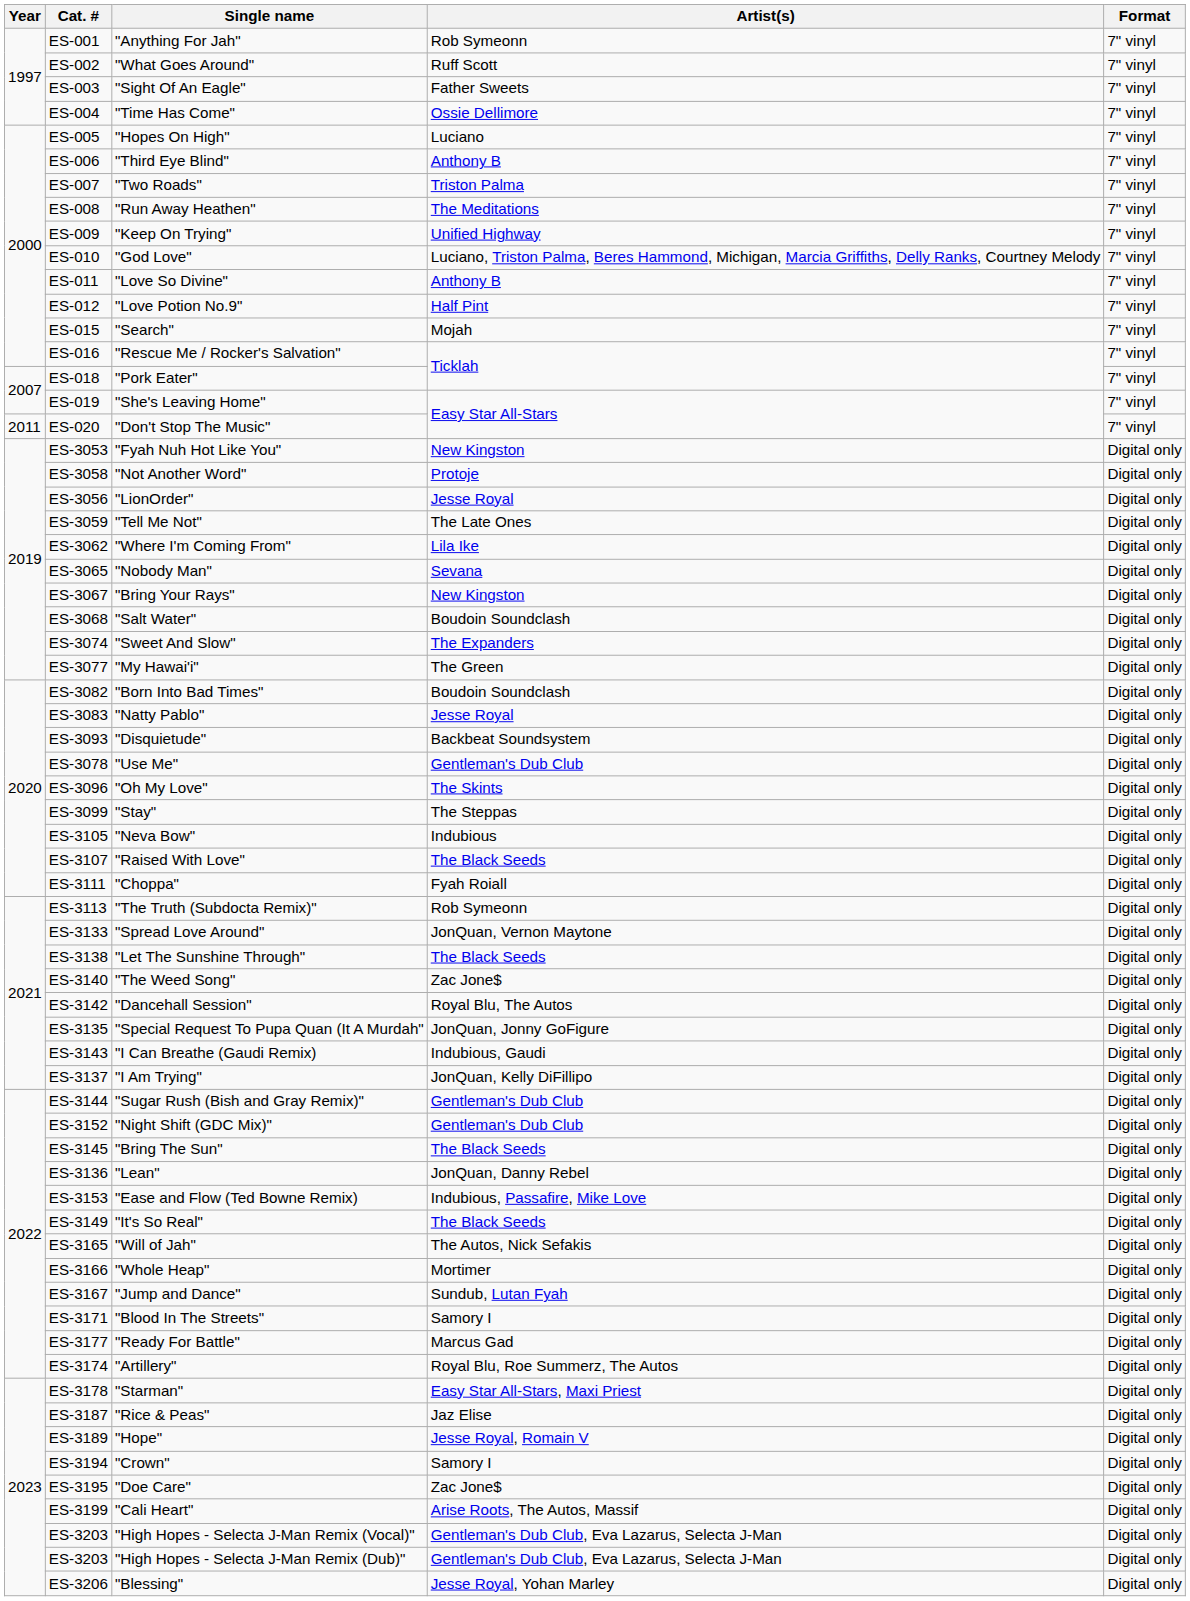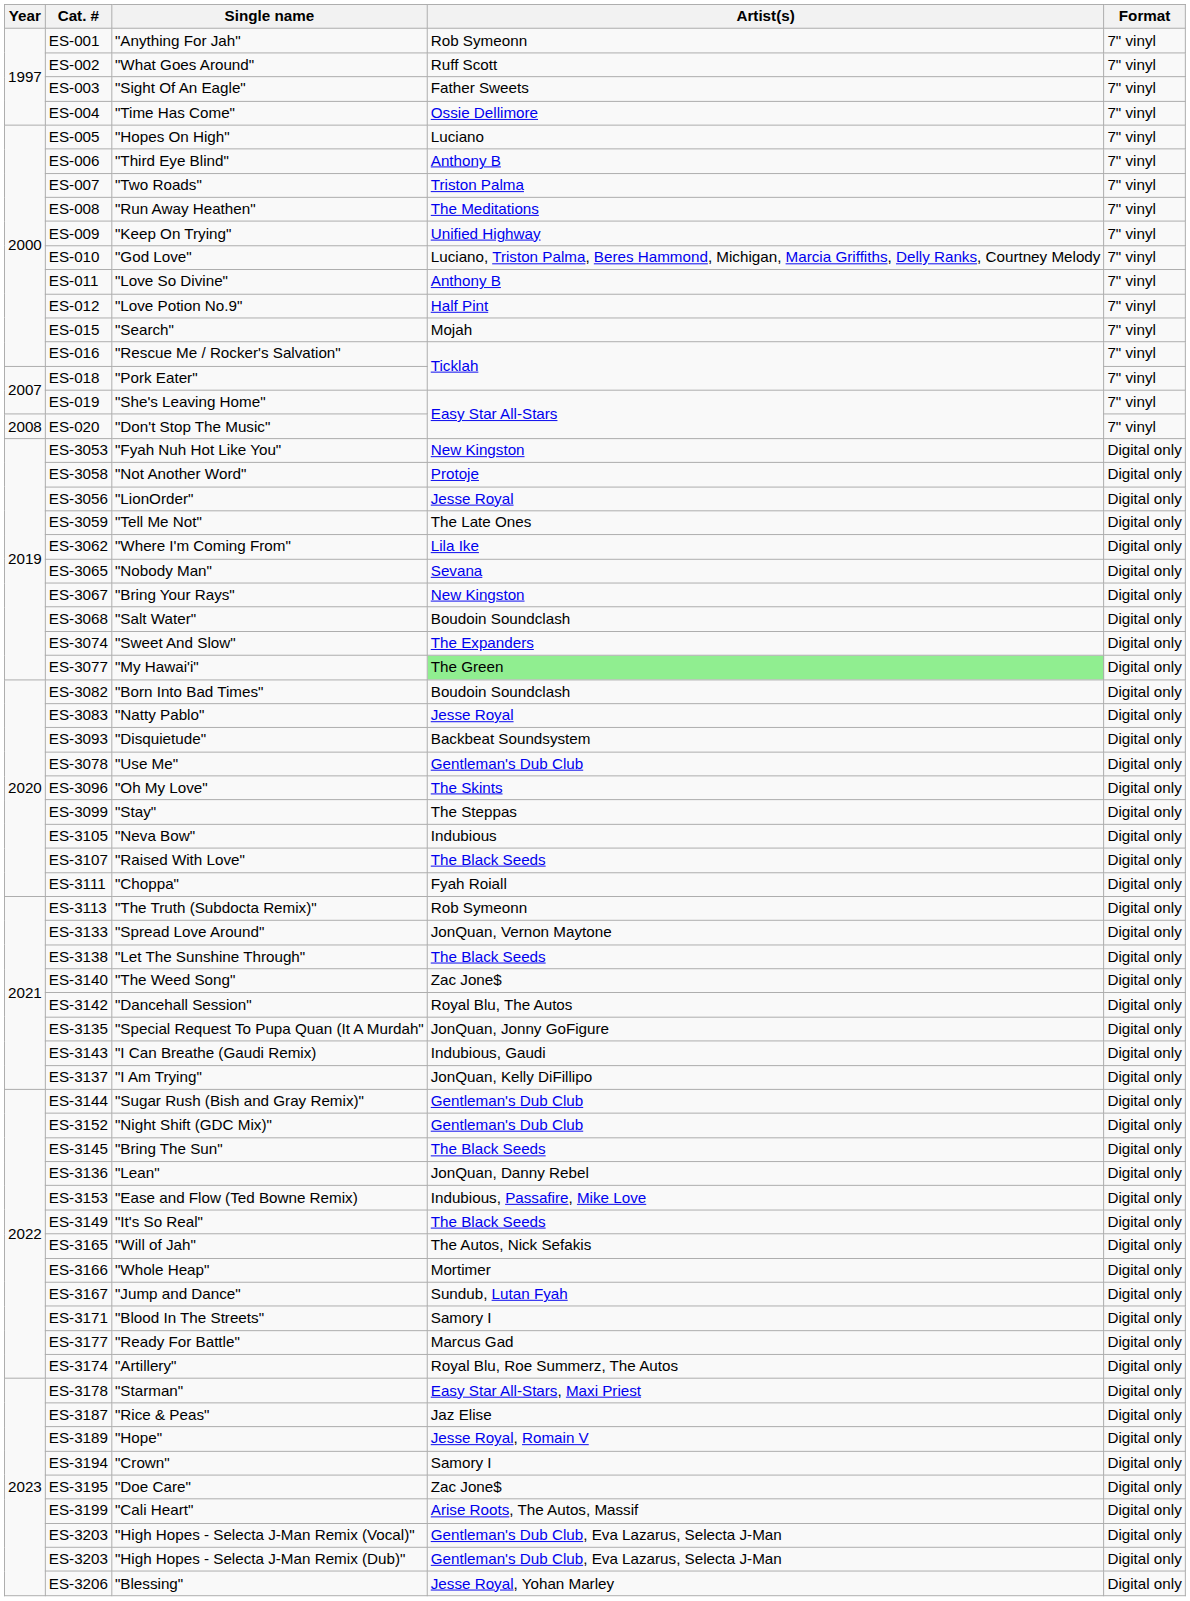(24, 426) 2011 -> (25, 426) 2008
(467, 667) no background -> (467, 667) lightgreen background
